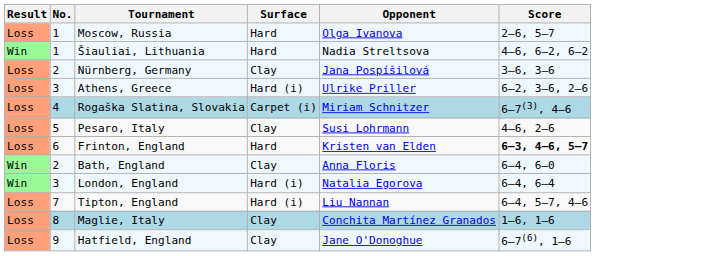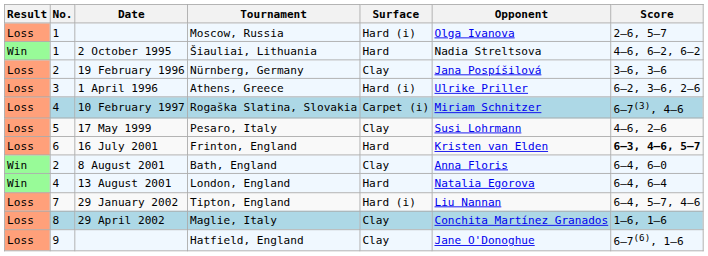+ column: (131, 13)
(264, 32) Hard -> (389, 32) Hard (i)
(56, 183) 3 -> (56, 183) 4
(277, 183) Hard (i) -> (376, 183) Hard
